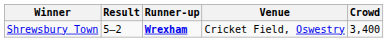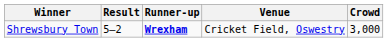(365, 29) 3,400 -> (365, 29) 3,000
